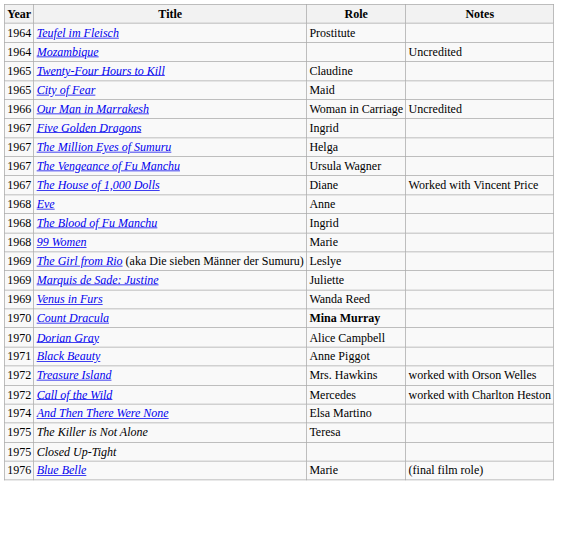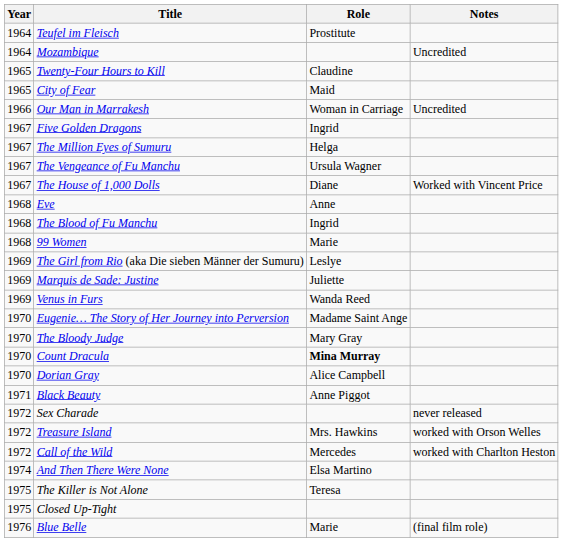+ row: (163, 318)
+ row: (80, 337)
+ row: (67, 413)
